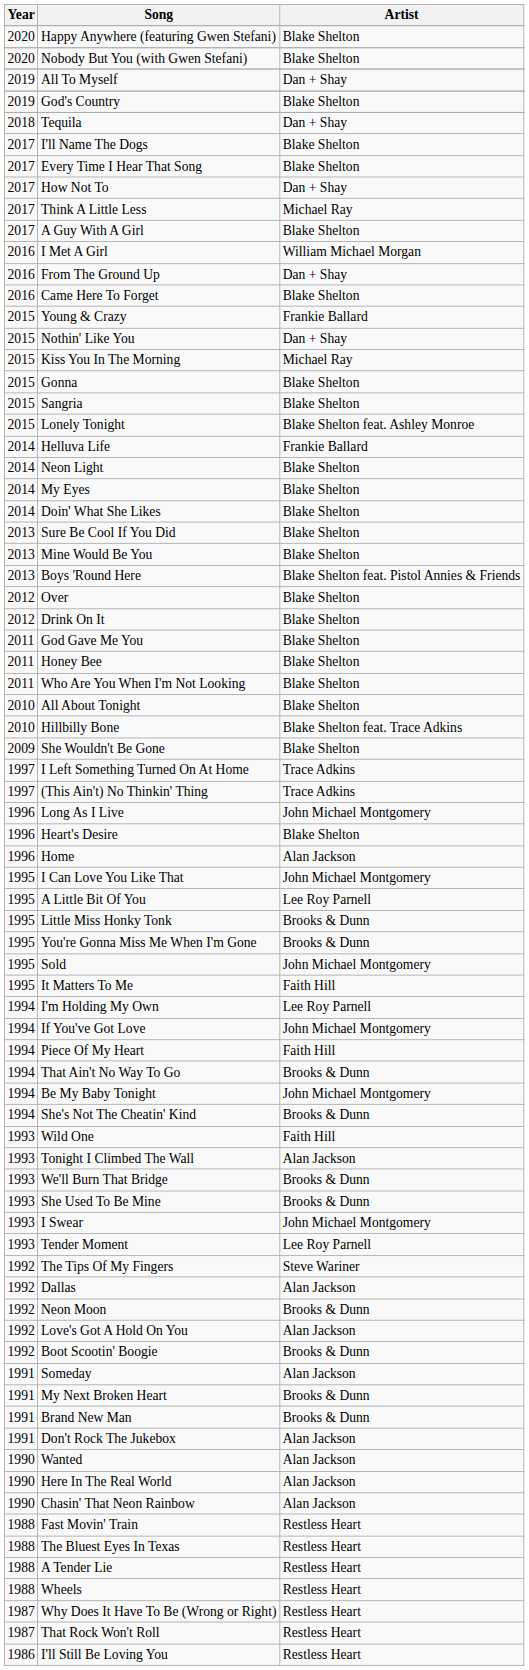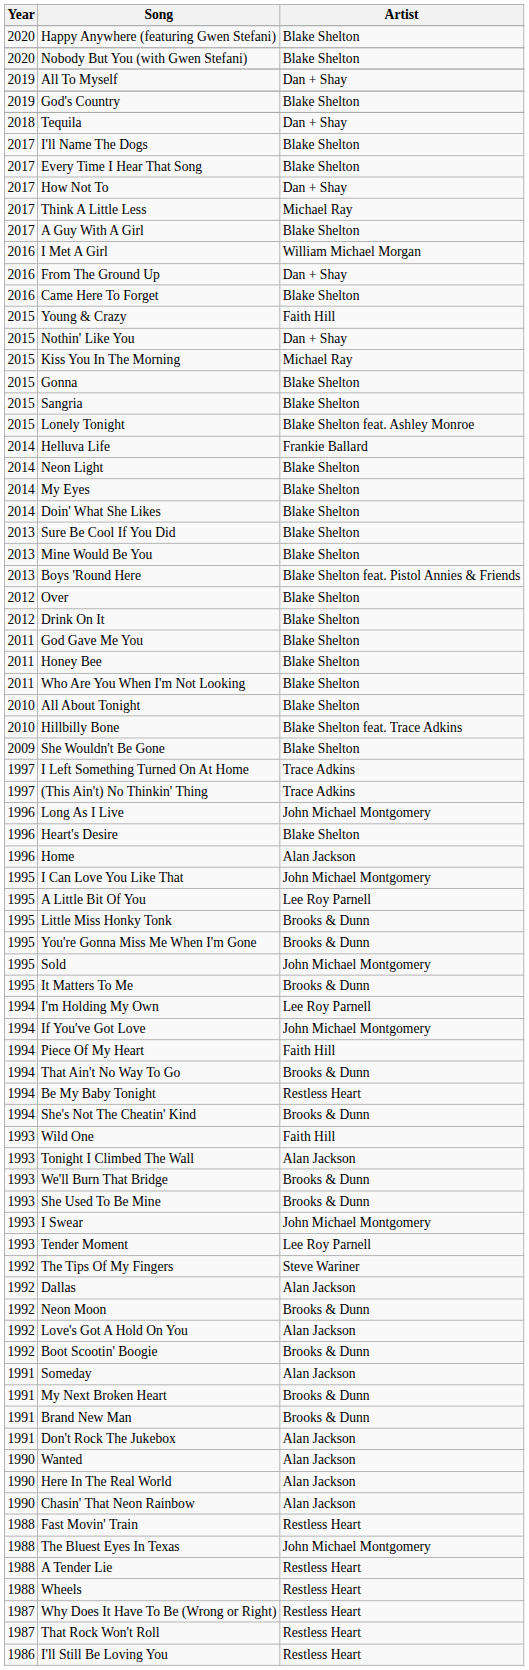(325, 317) Frankie Ballard -> (309, 317) Faith Hill
(309, 985) Faith Hill -> (326, 985) Brooks & Dunn
(357, 1093) John Michael Montgomery -> (322, 1093) Restless Heart
(322, 1546) Restless Heart -> (357, 1546) John Michael Montgomery
